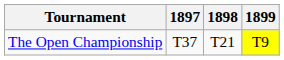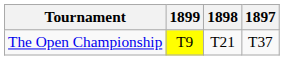columns swapped: (185, 17) <-> (260, 17)
